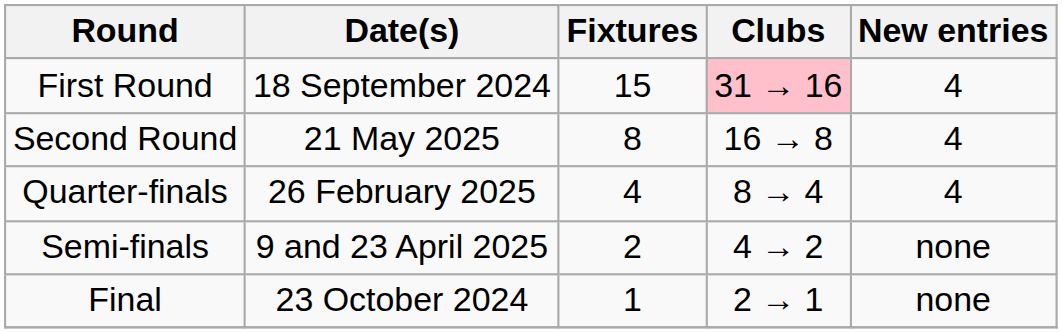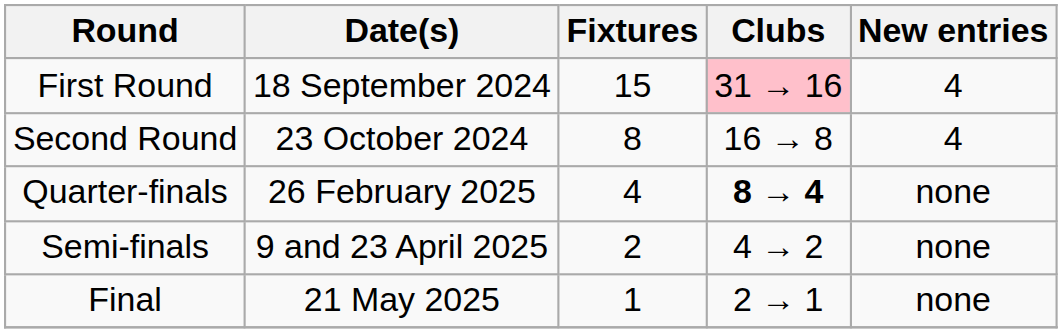(402, 138) 21 May 2025 -> (402, 138) 23 October 2024
(778, 192) normal -> (778, 192) bold
(953, 192) 4 -> (953, 192) none
(402, 300) 23 October 2024 -> (402, 300) 21 May 2025
